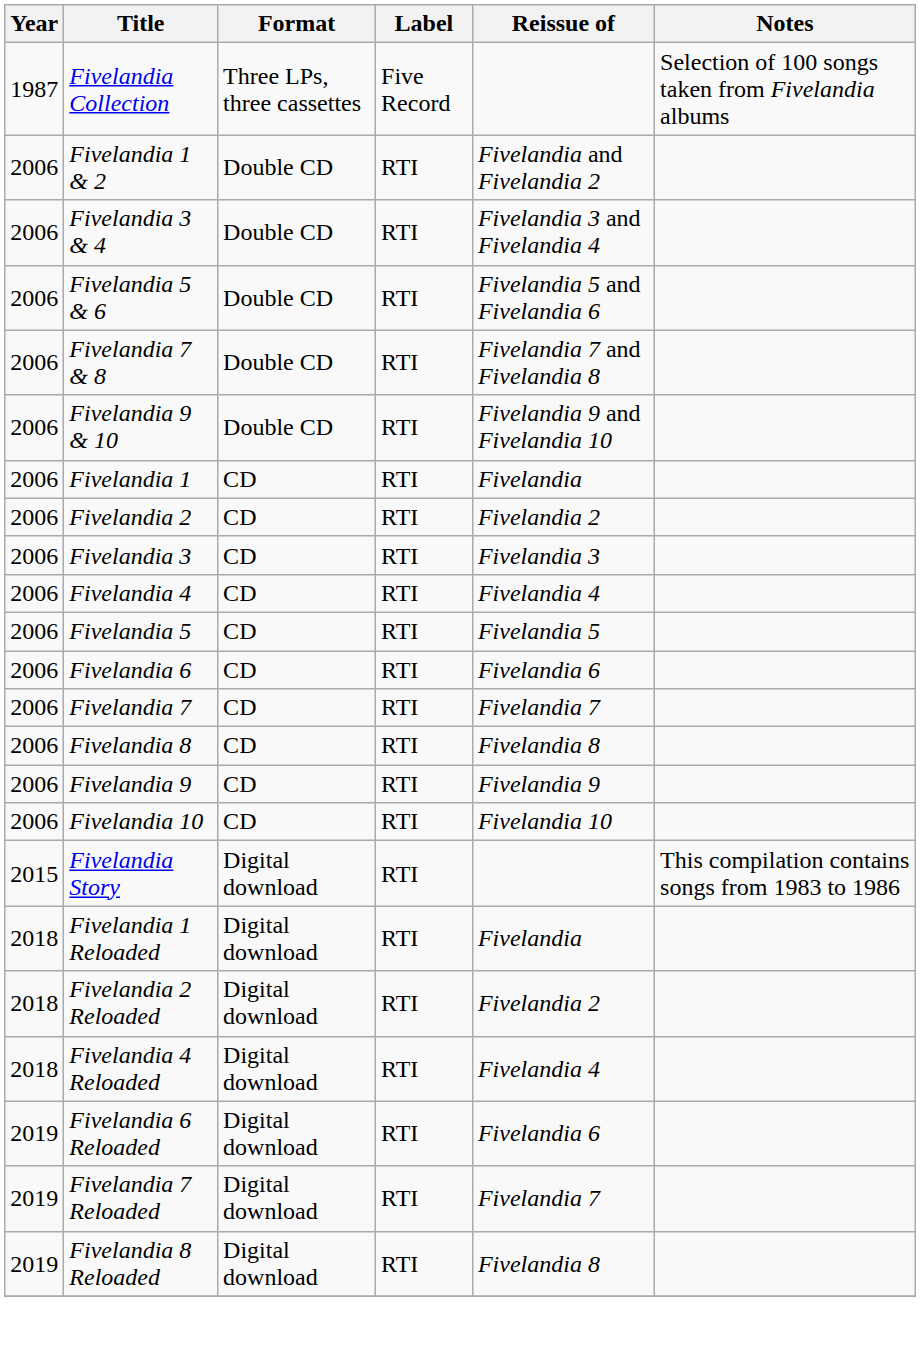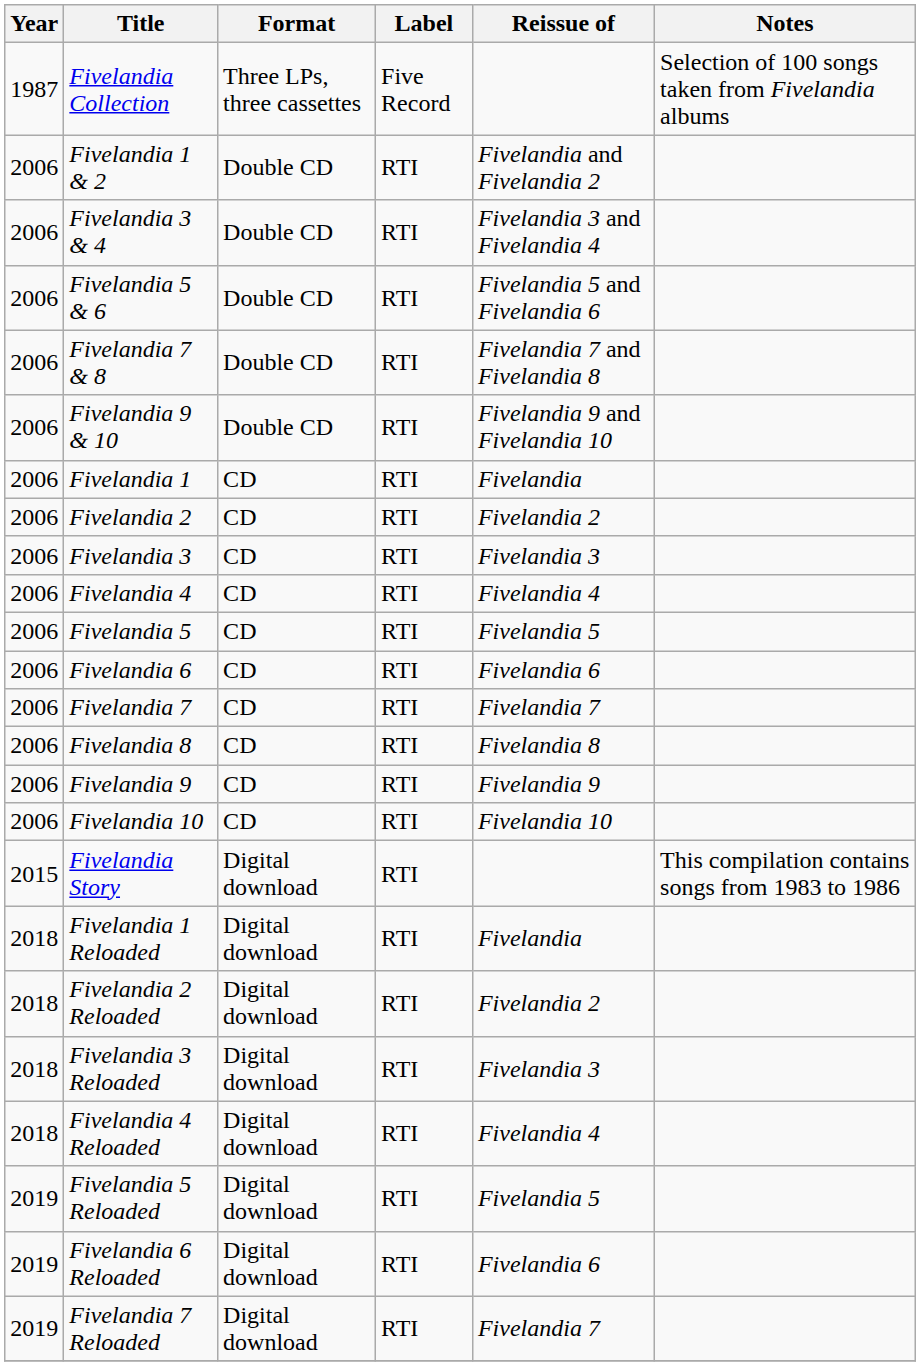+ row: (130, 1068)
+ row: (130, 1198)
- row: (130, 1263)
